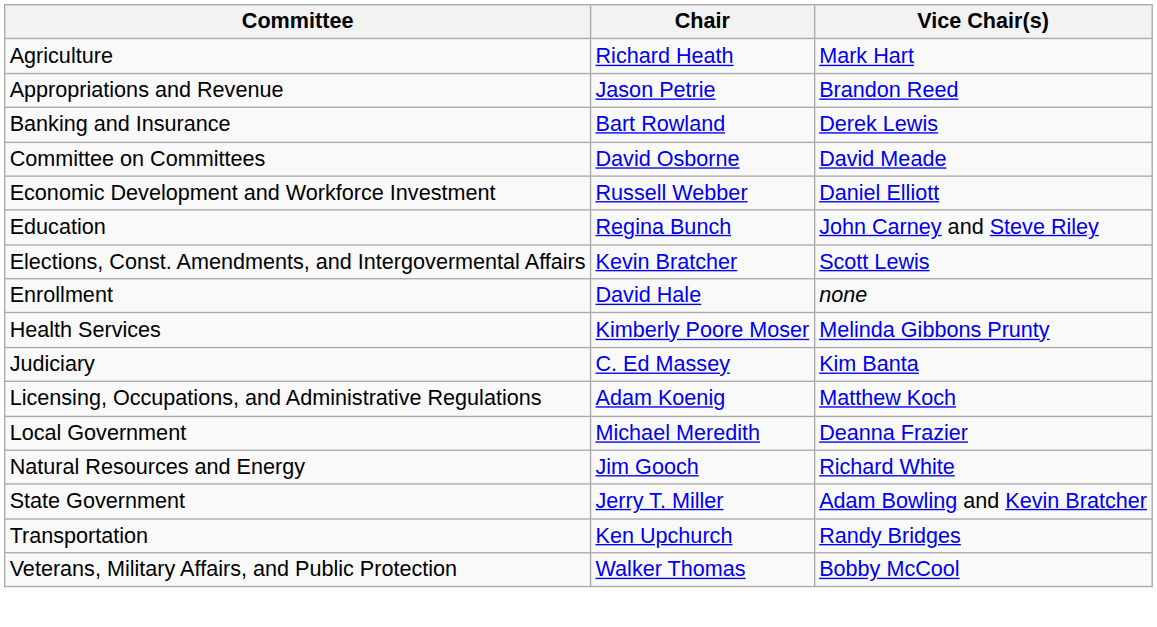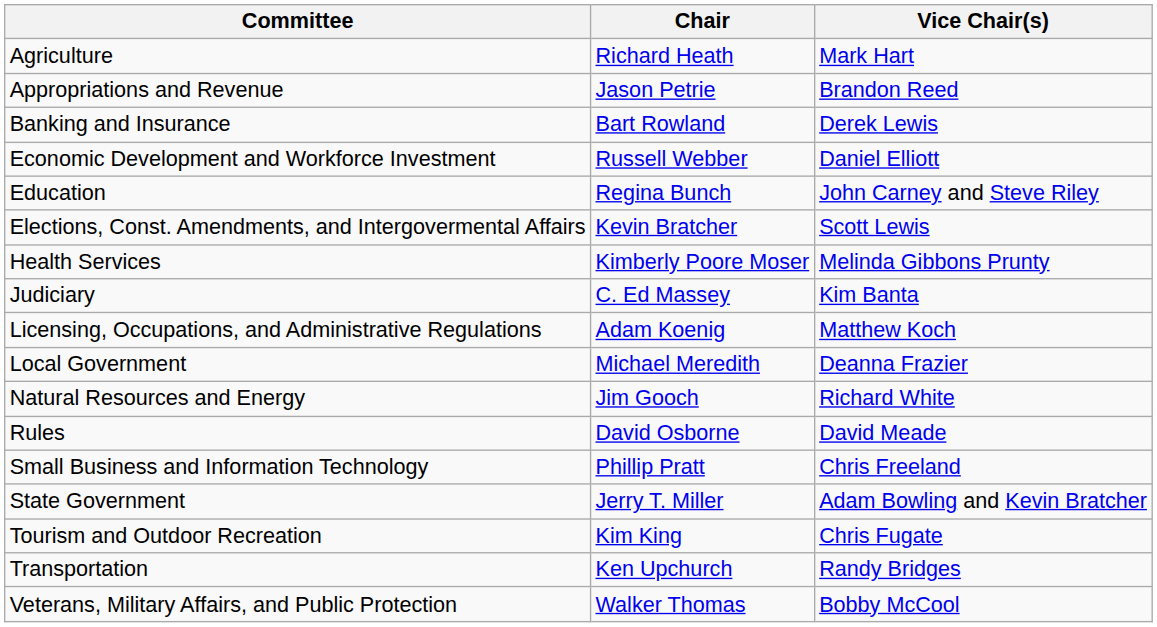- row: (137, 158)
- row: (61, 295)
+ row: (37, 432)
+ row: (219, 466)
+ row: (166, 535)
